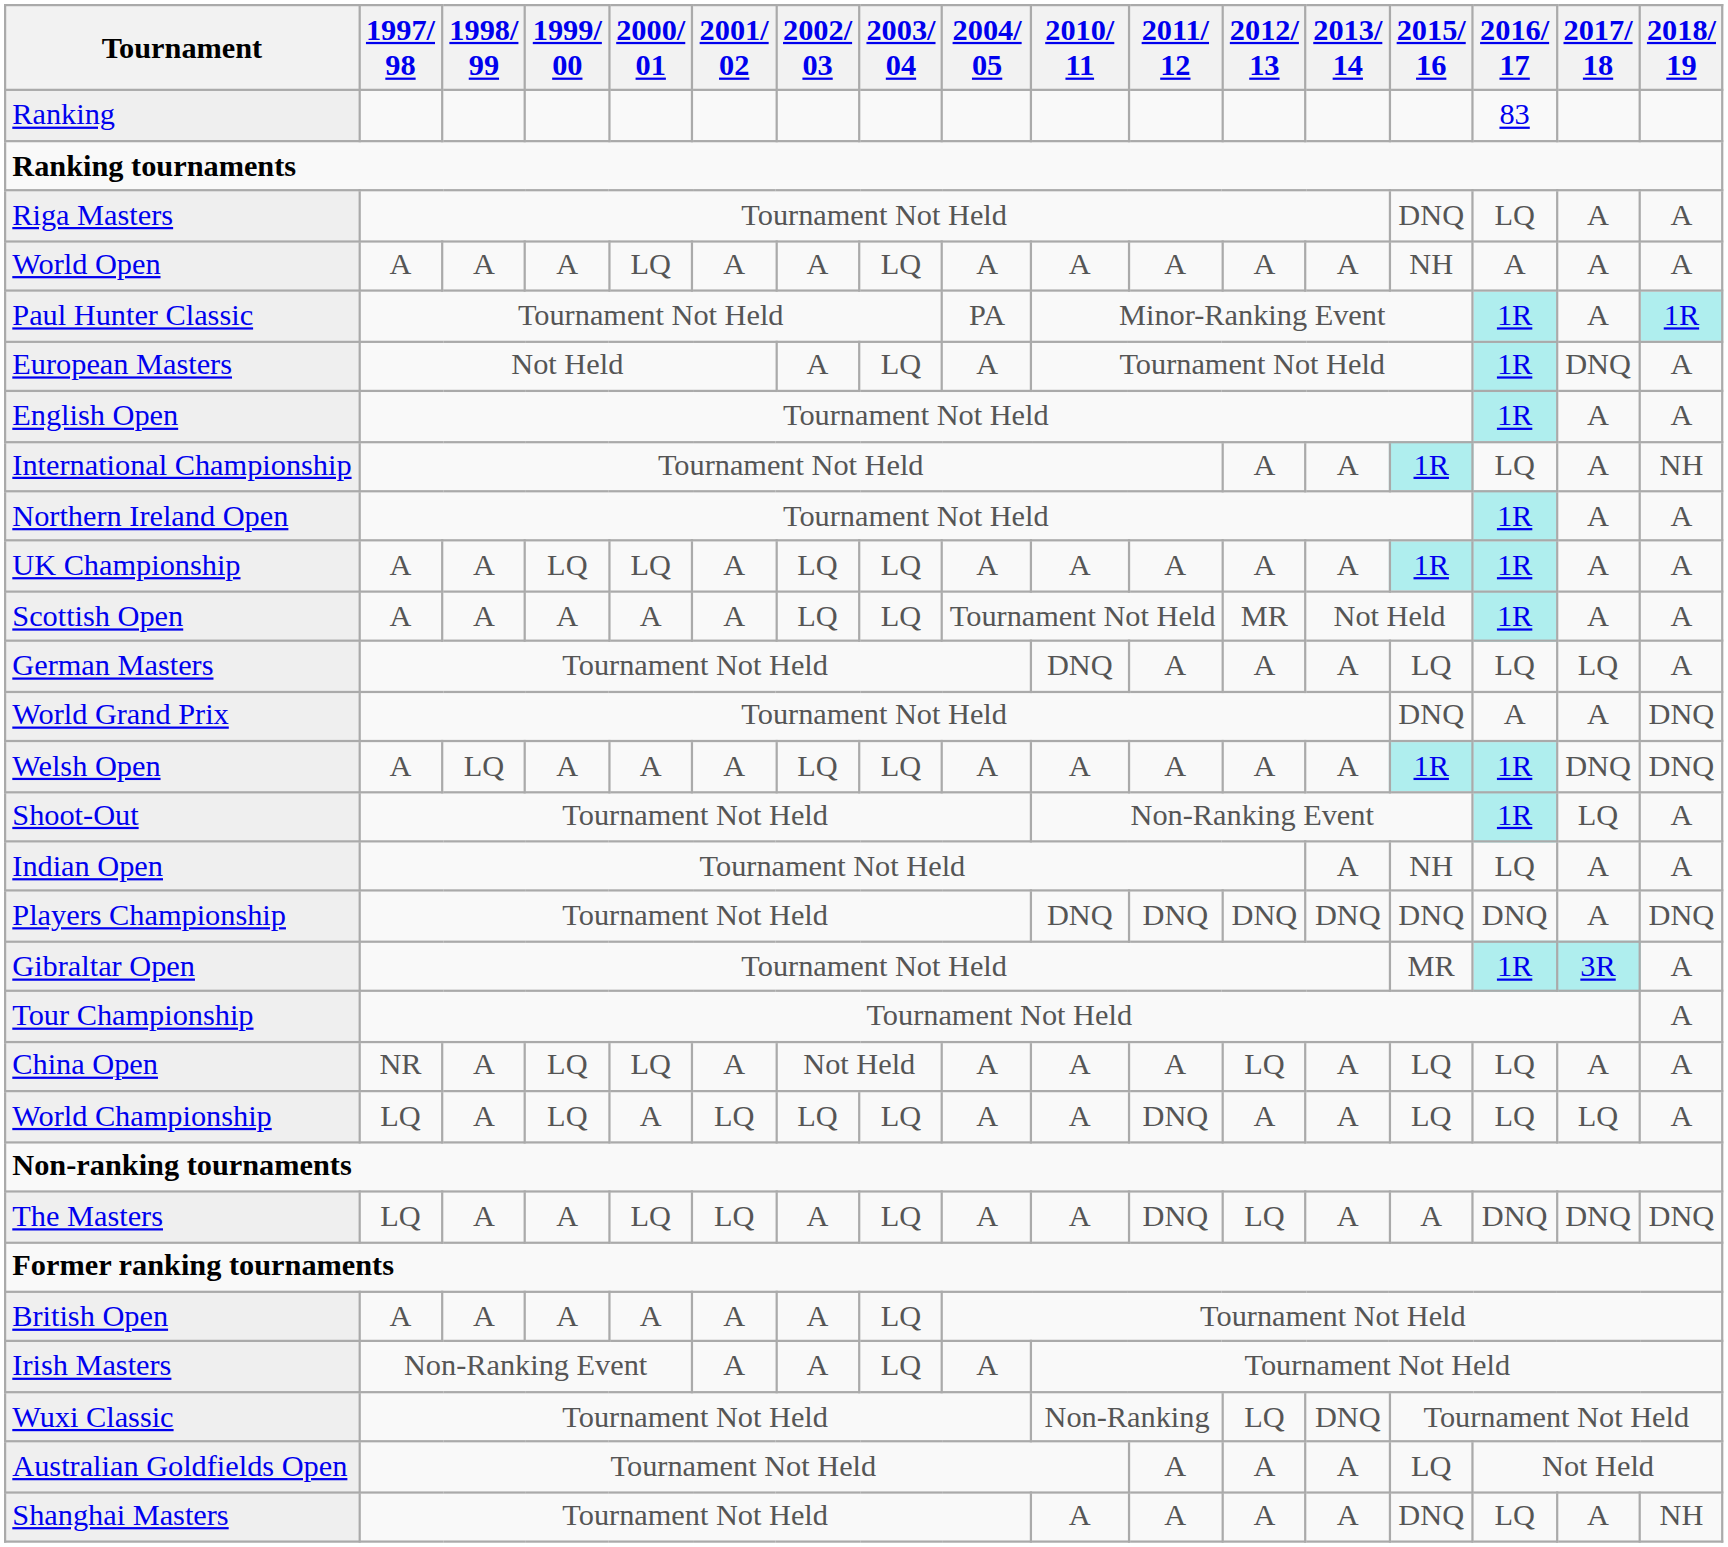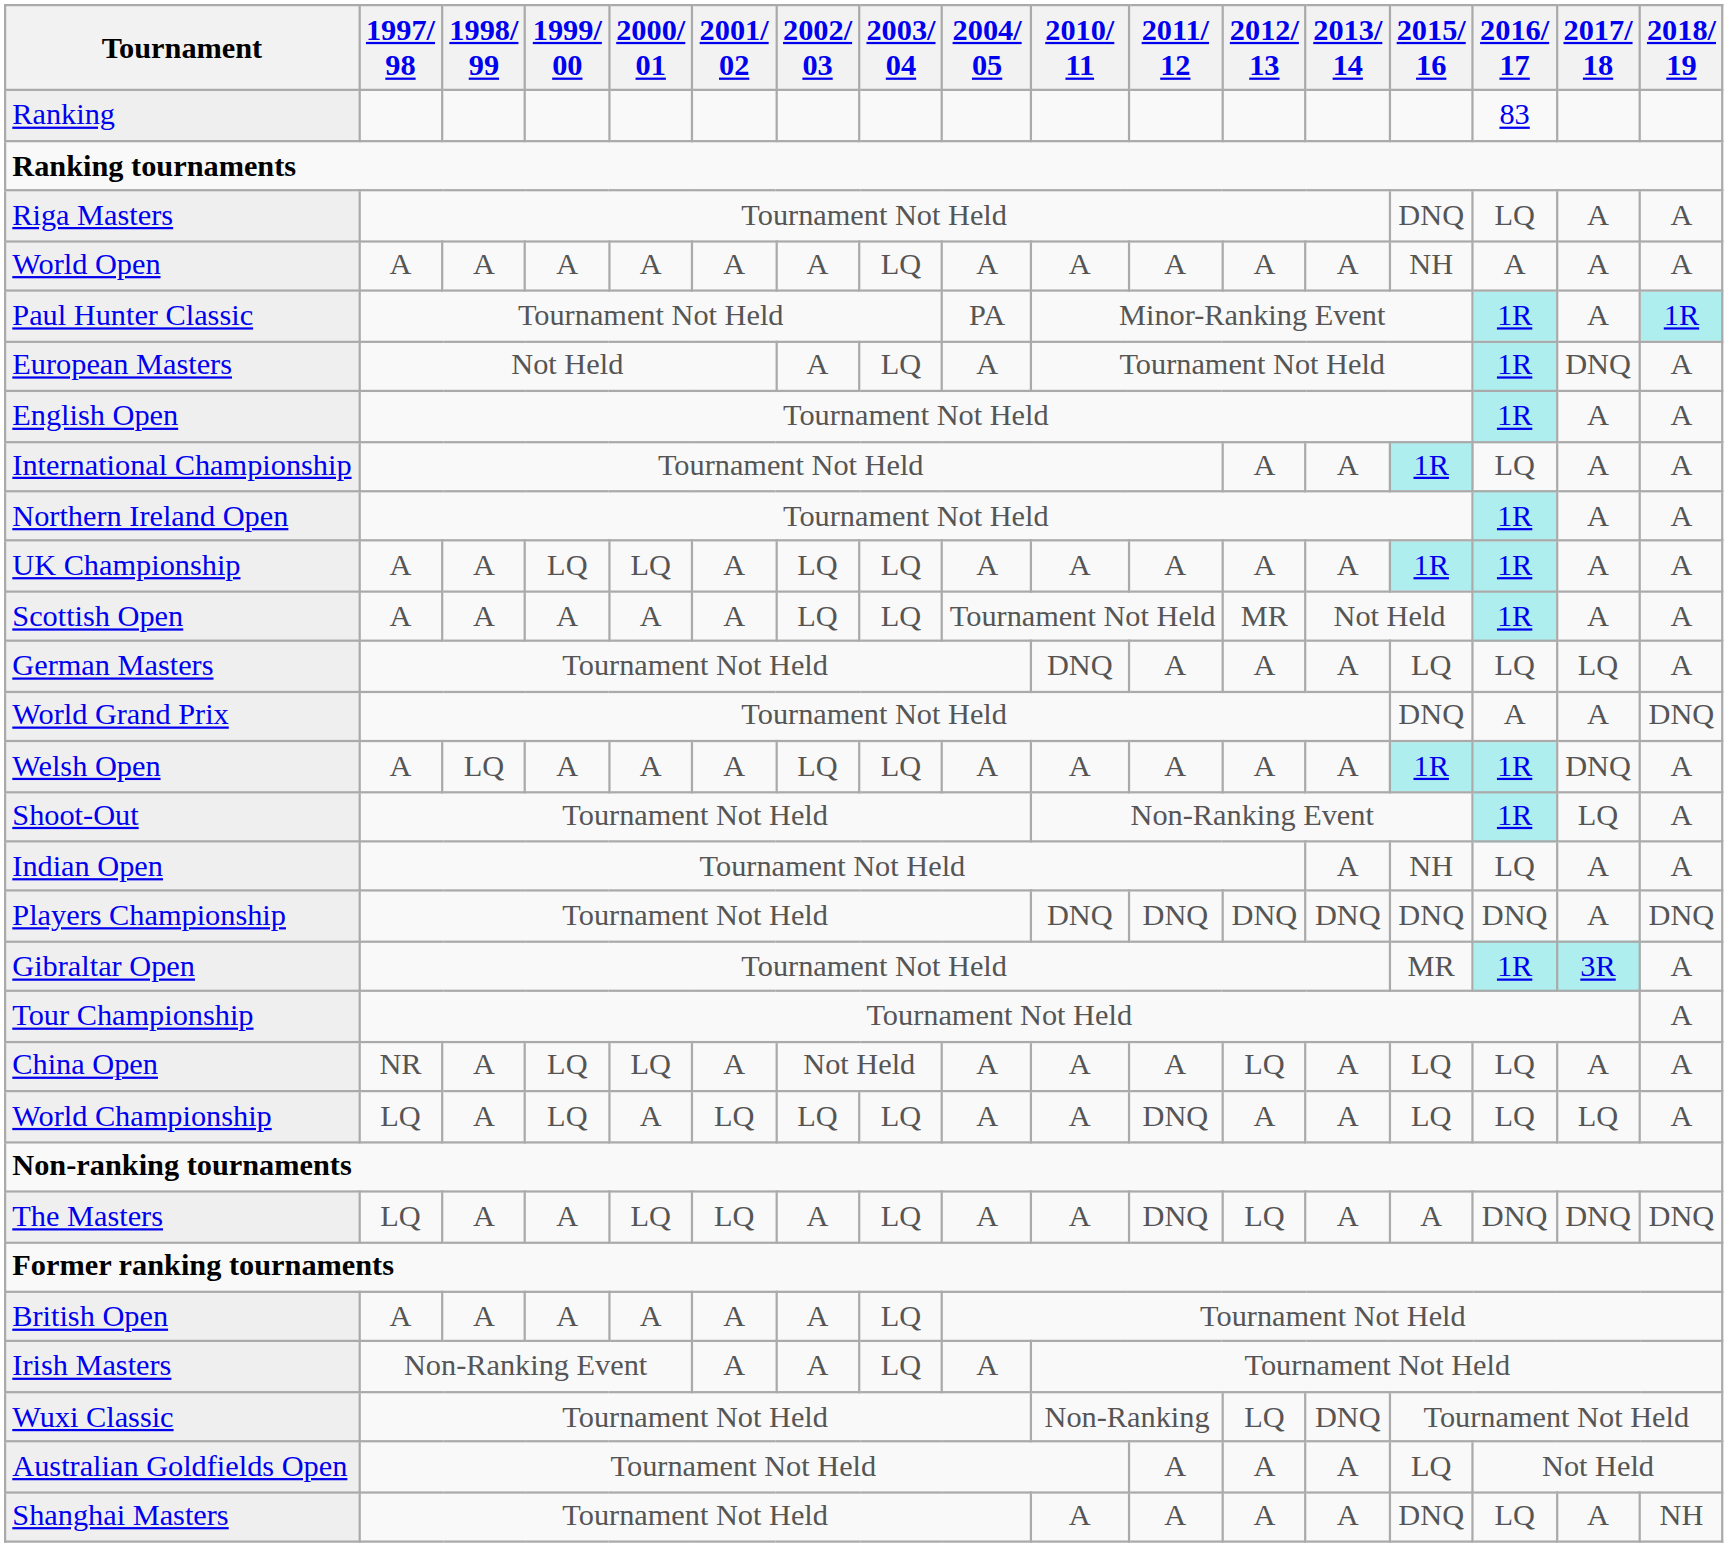(651, 264) LQ -> (651, 264) A
(1681, 465) NH -> (1681, 465) A
(1681, 765) DNQ -> (1681, 765) A
